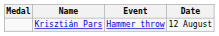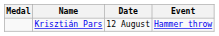columns swapped: (135, 11) <-> (190, 11)
